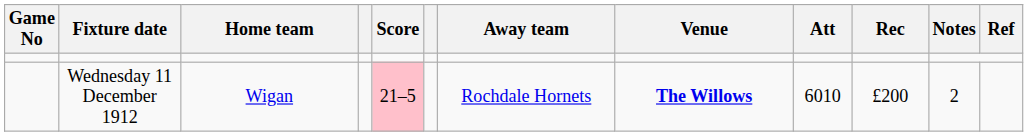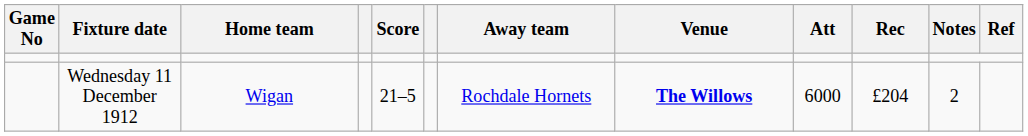(398, 96) pink background -> (398, 96) no background
(823, 96) 6010 -> (823, 96) 6000
(890, 96) £200 -> (890, 96) £204
